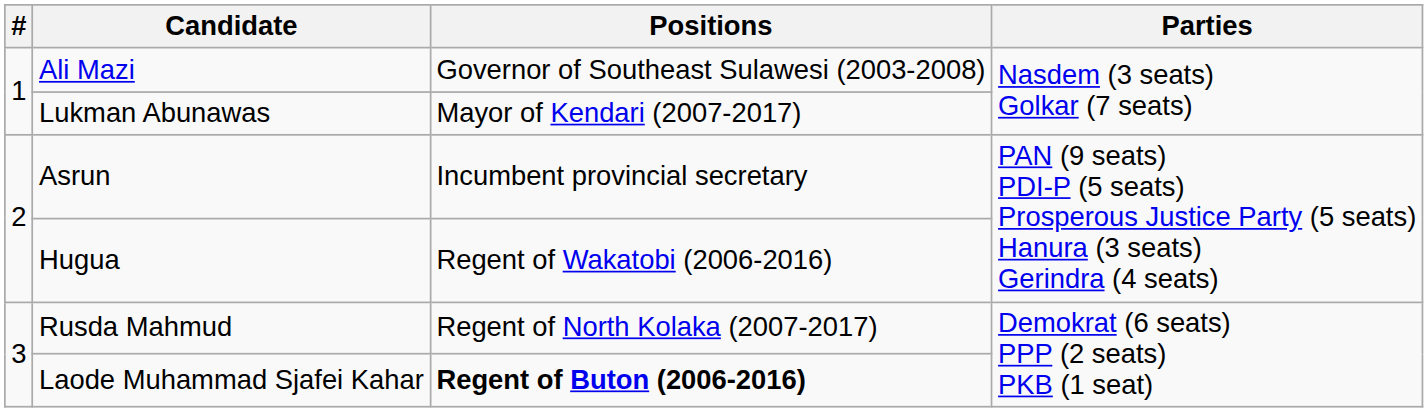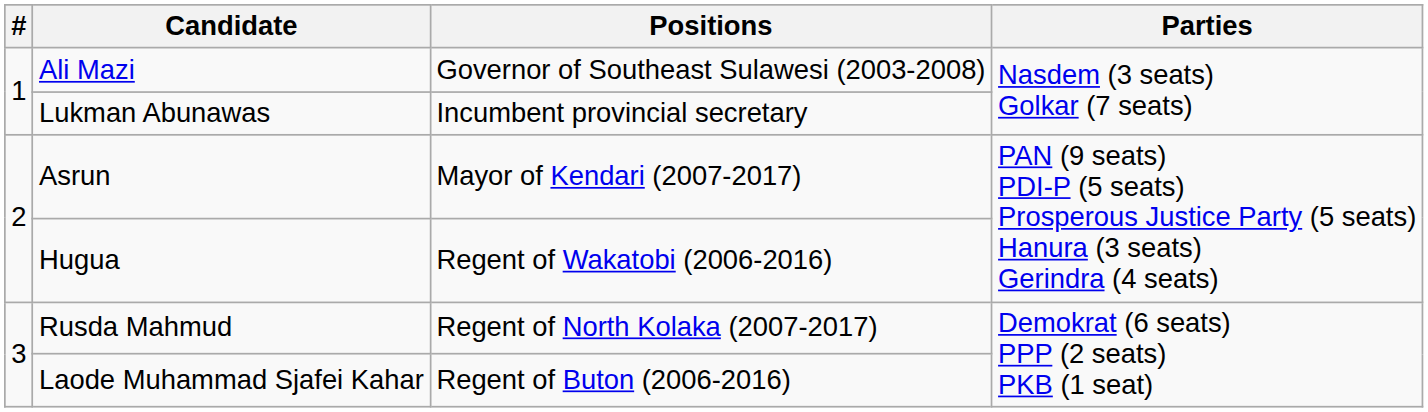(619, 112) Mayor of Kendari (2007-2017) -> (622, 112) Incumbent provincial secretary
(622, 176) Incumbent provincial secretary -> (619, 176) Mayor of Kendari (2007-2017)
(621, 379) bold -> (614, 379) normal
